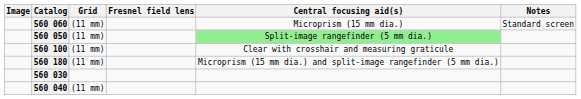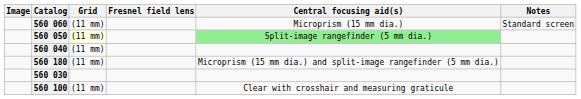(88, 37) no background -> (88, 37) lightyellow background
rows swapped: (51, 88) <-> (51, 50)
